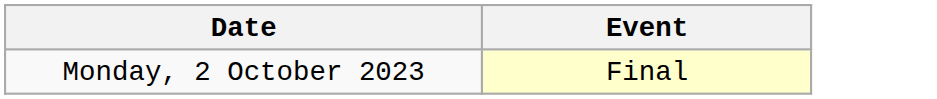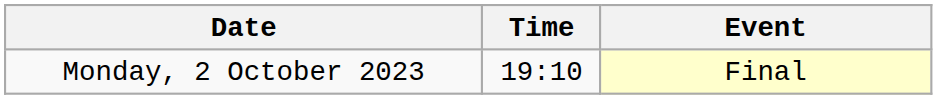+ column: (542, 27)
